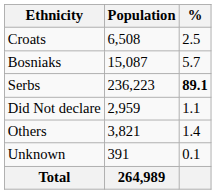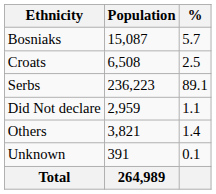rows swapped: (35, 62) <-> (27, 39)
(195, 85) bold -> (195, 85) normal
